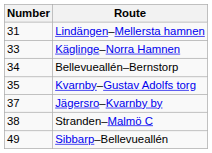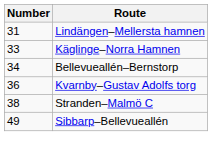(13, 85) 35 -> (13, 85) 36
- row: (109, 103)
